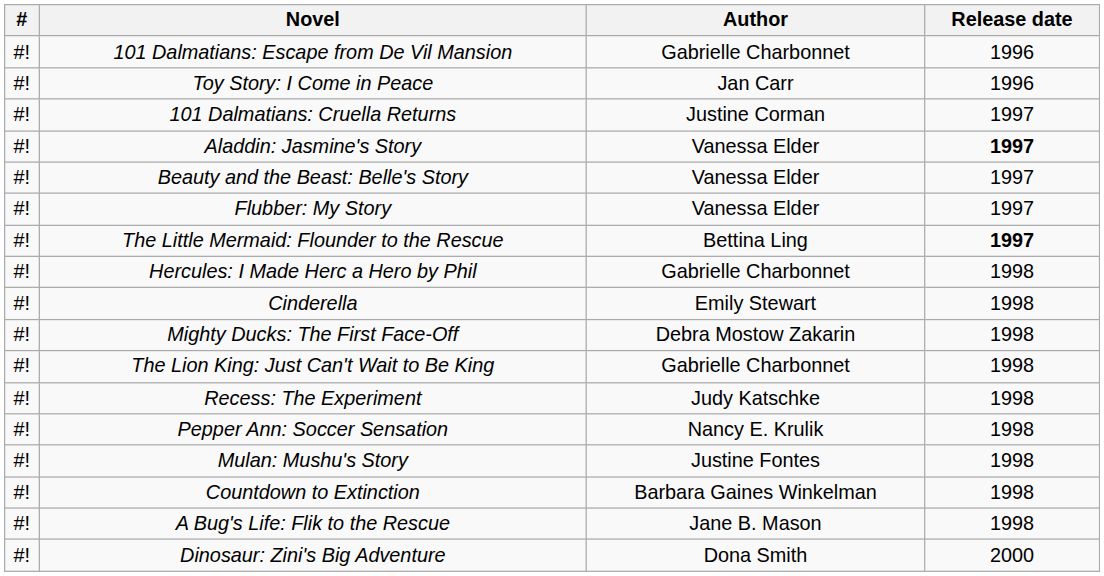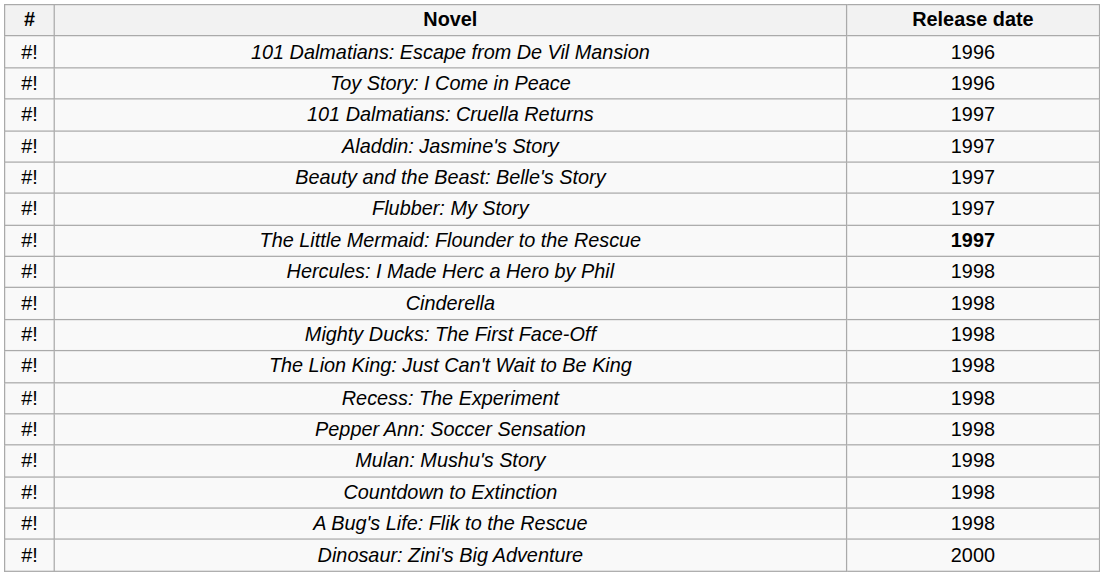- column: (755, 20)
(1012, 146) bold -> (973, 146) normal
